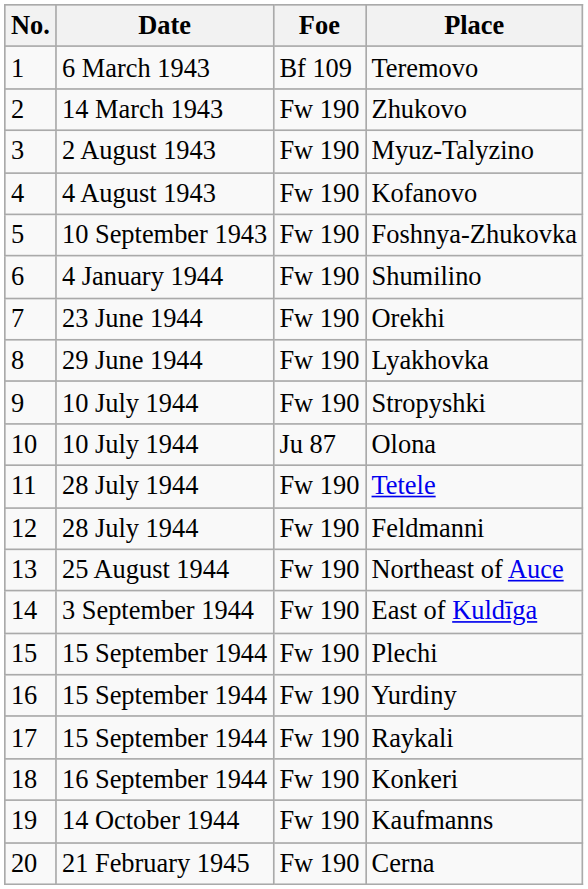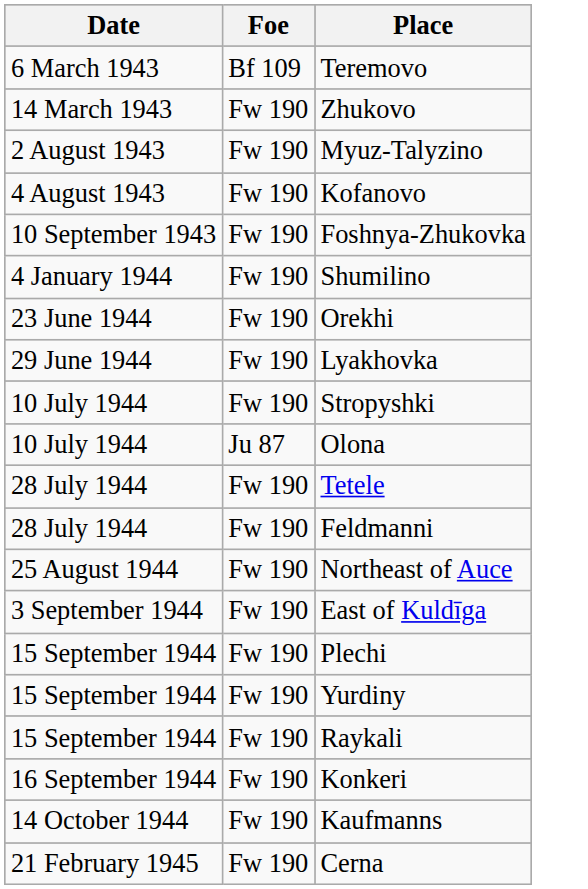- column: (30, 25)
